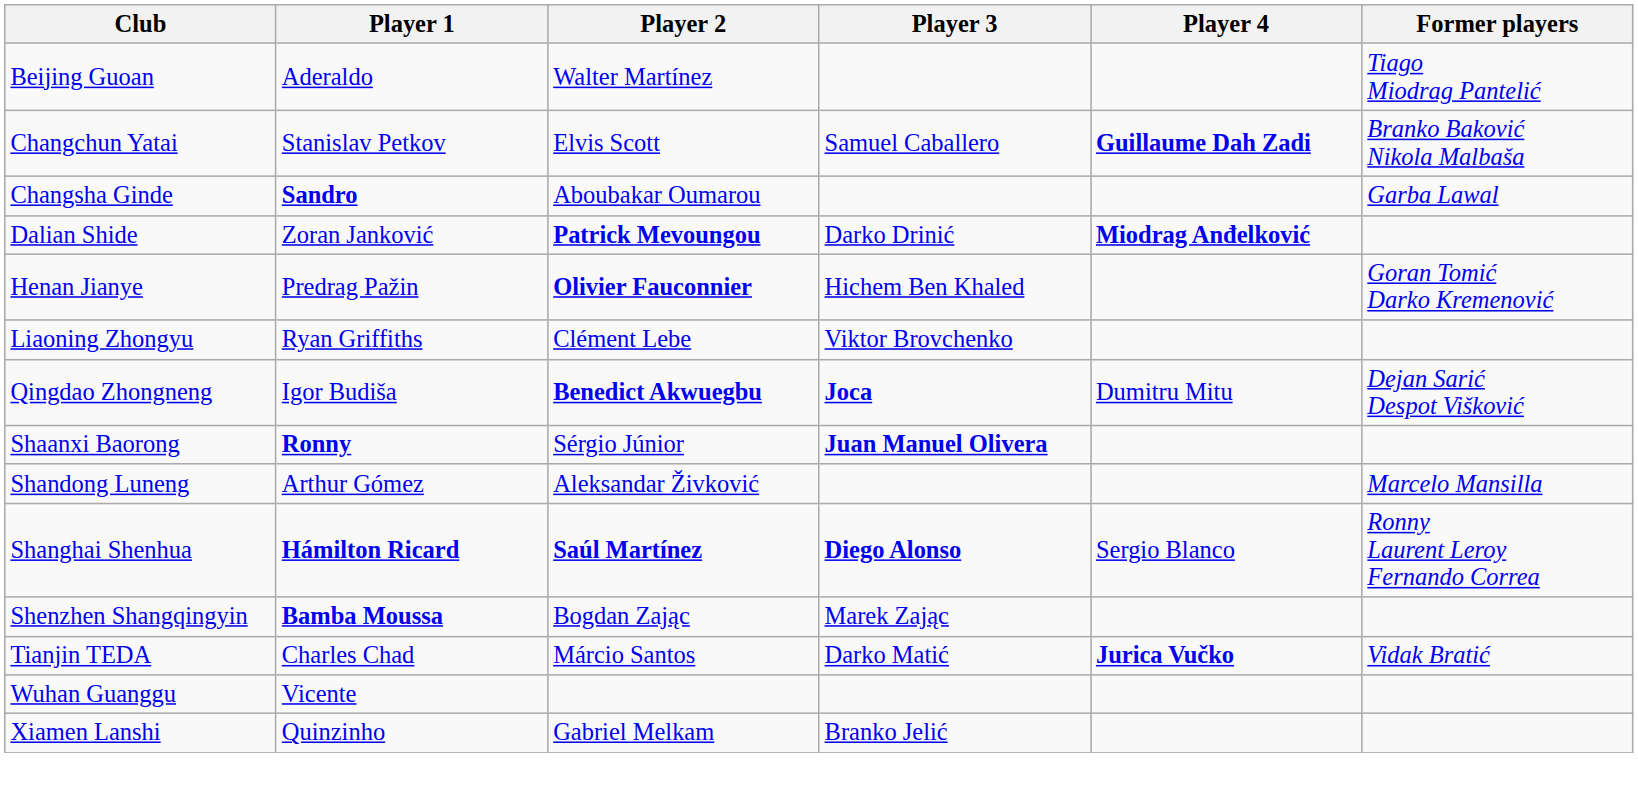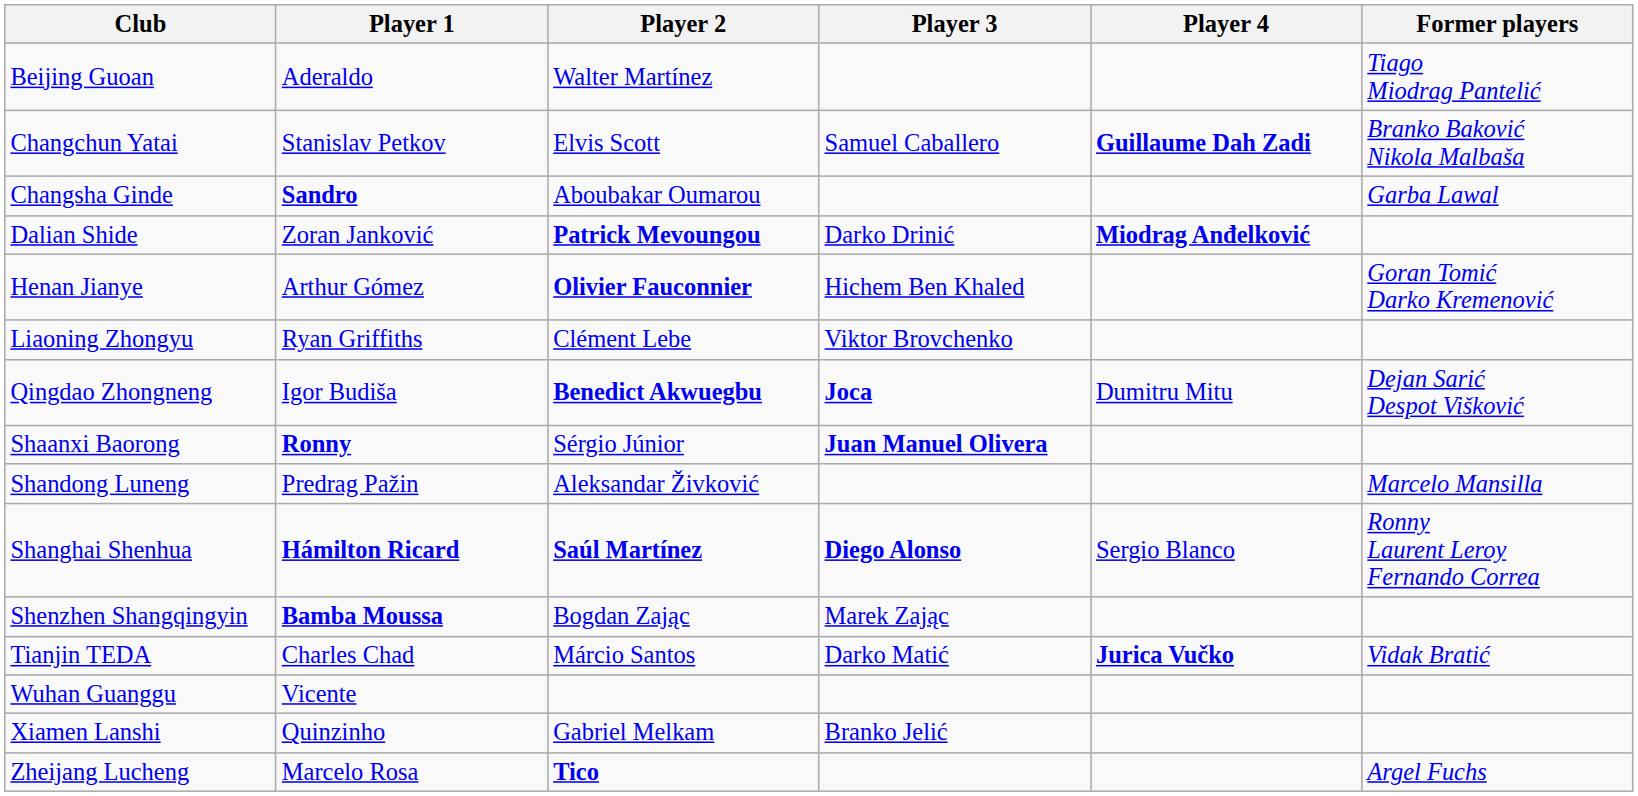(350, 286) Predrag Pažin -> (353, 286) Arthur Gómez
(353, 483) Arthur Gómez -> (350, 483) Predrag Pažin
+ row: (100, 771)
